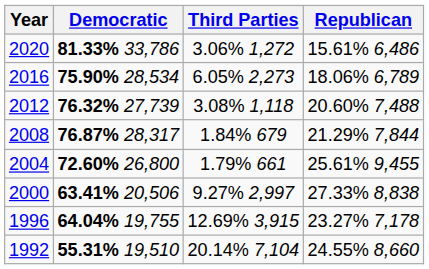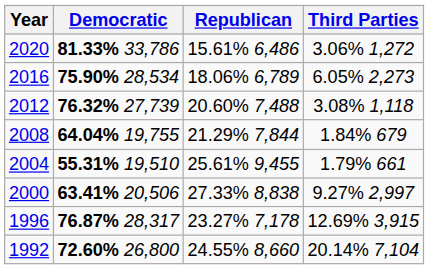columns swapped: (363, 20) <-> (243, 20)
(118, 135) 76.87% 28,317 -> (118, 135) 64.04% 19,755
(118, 163) 72.60% 26,800 -> (118, 163) 55.31% 19,510
(118, 220) 64.04% 19,755 -> (118, 220) 76.87% 28,317
(118, 249) 55.31% 19,510 -> (118, 249) 72.60% 26,800
